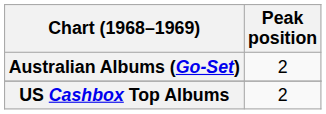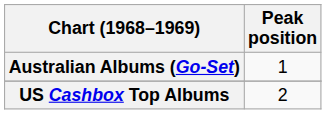(283, 66) 2 -> (283, 66) 1
